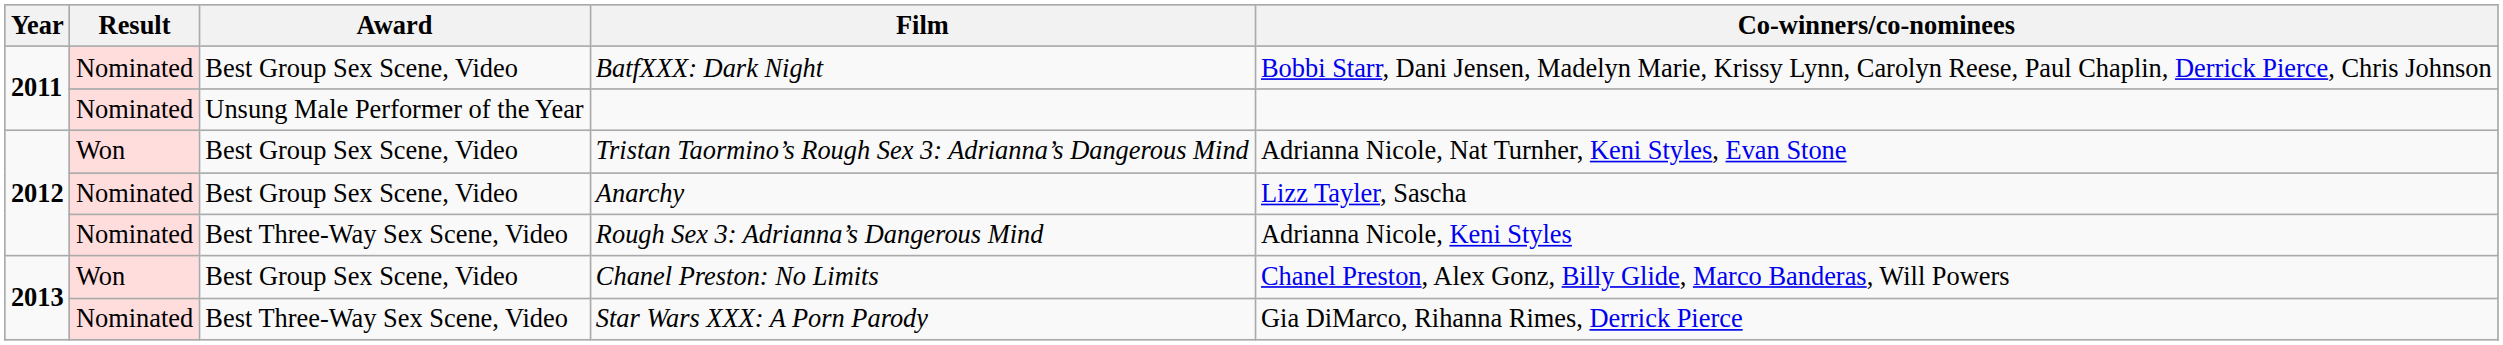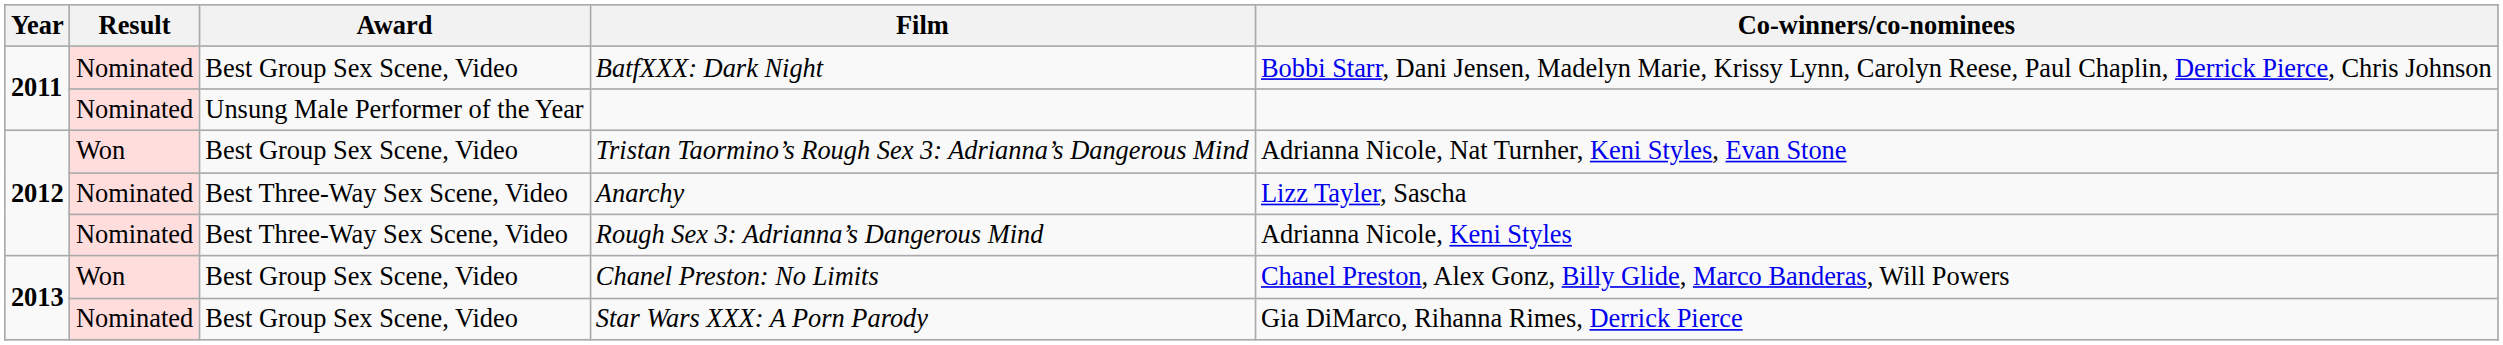(362, 192) Best Group Sex Scene, Video -> (387, 192) Best Three-Way Sex Scene, Video
(387, 318) Best Three-Way Sex Scene, Video -> (362, 318) Best Group Sex Scene, Video
